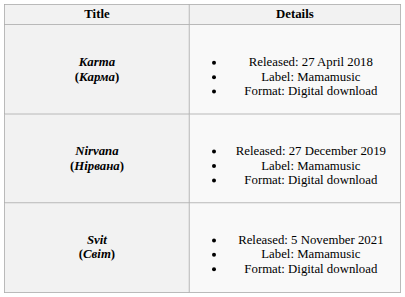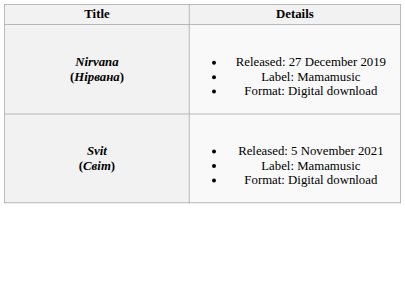- row: (97, 69)
